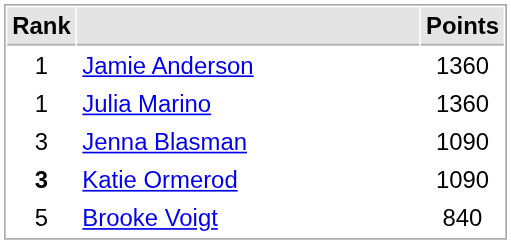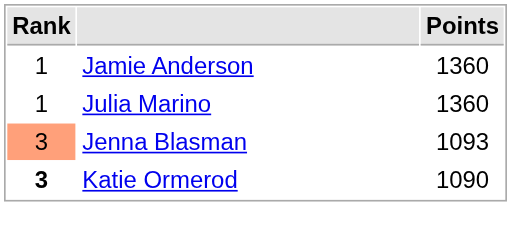(42, 142) no background -> (42, 142) lightsalmon background
(462, 142) 1090 -> (462, 142) 1093
- row: (150, 218)
